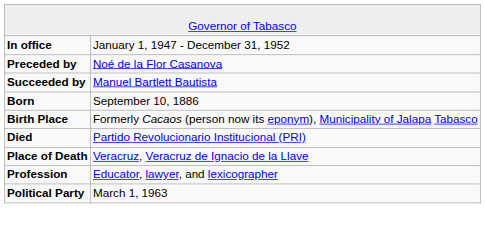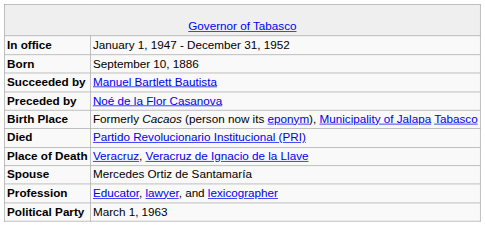rows swapped: (42, 63) <-> (21, 100)
+ row: (28, 175)
